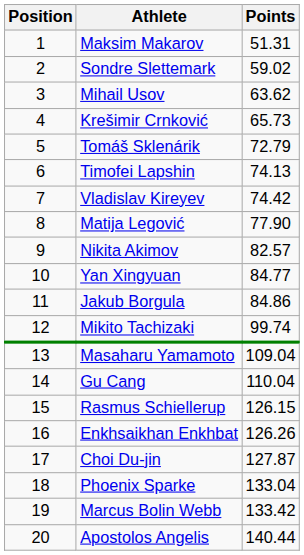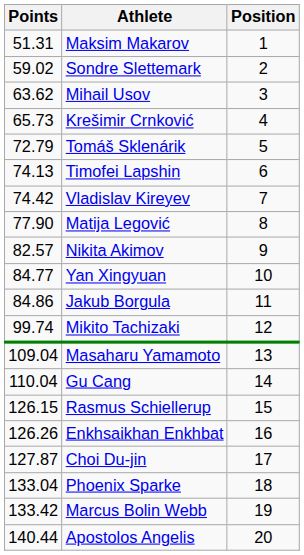columns swapped: (40, 17) <-> (271, 17)
